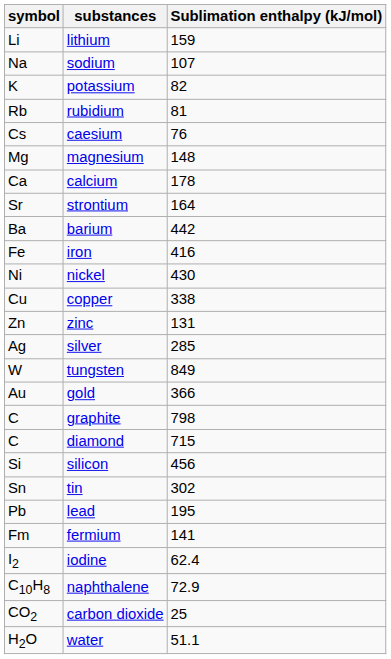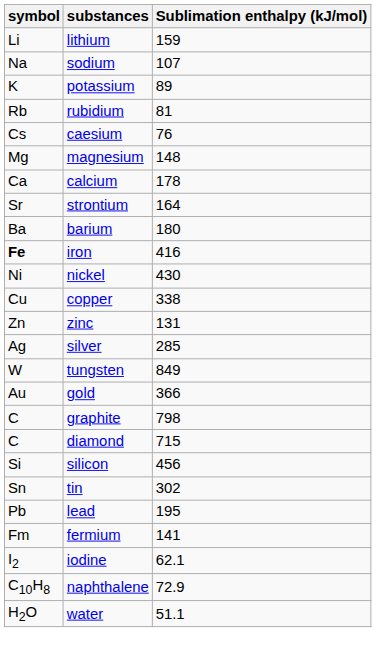(179, 87) 82 -> (164, 87) 89
(183, 228) 442 -> (168, 228) 180
(17, 252) normal -> (17, 252) bold
(185, 560) 62.4 -> (170, 560) 62.1
- row: (115, 613)
